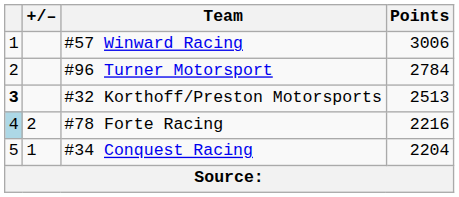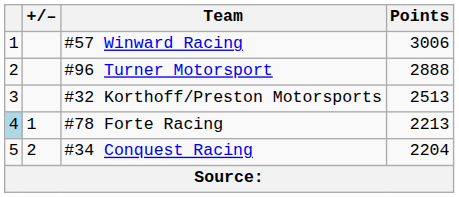(430, 72) 2784 -> (430, 72) 2888
(14, 99) bold -> (14, 99) normal
(32, 125) 2 -> (32, 125) 1
(430, 125) 2216 -> (430, 125) 2213
(32, 152) 1 -> (32, 152) 2
